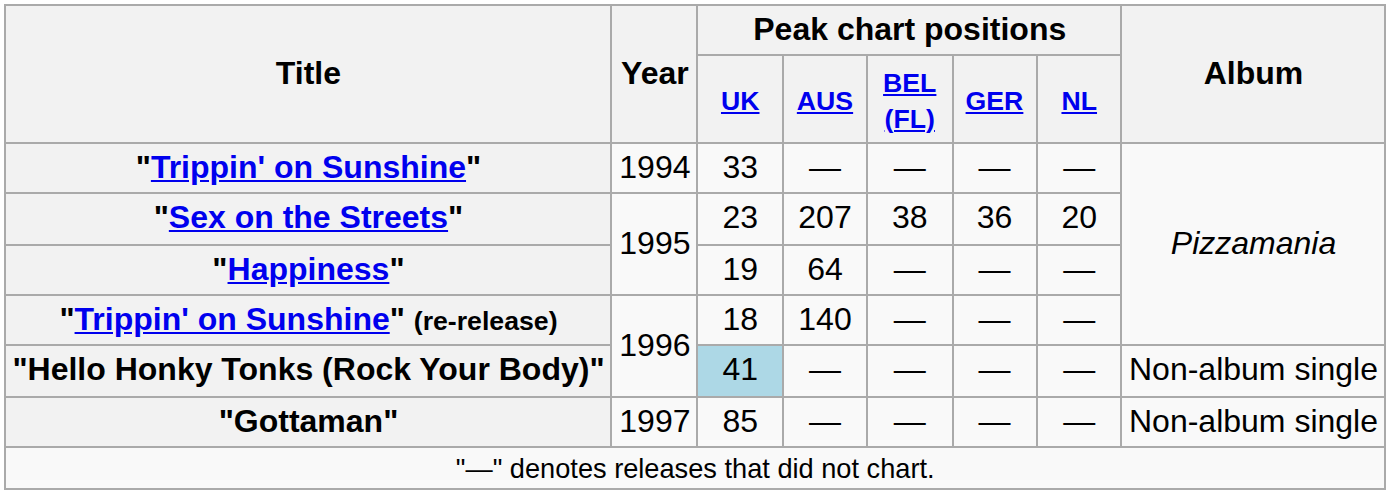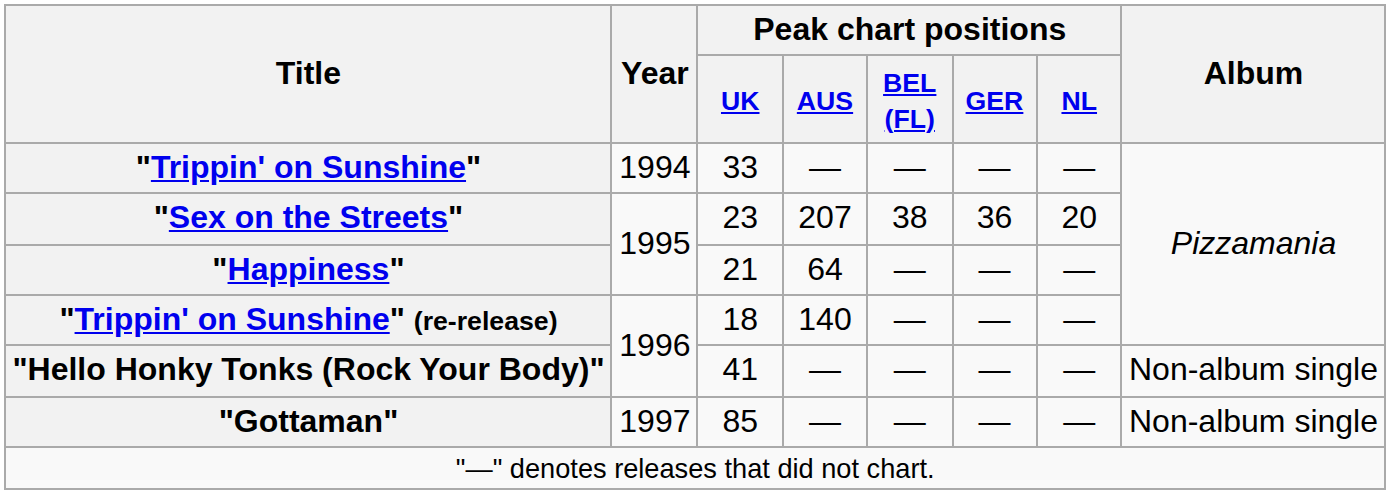(740, 268) 19 -> (740, 268) 21
(740, 370) lightblue background -> (740, 370) no background
